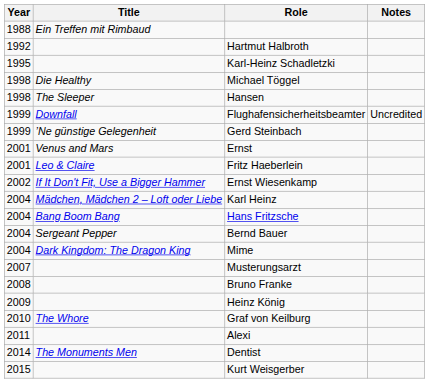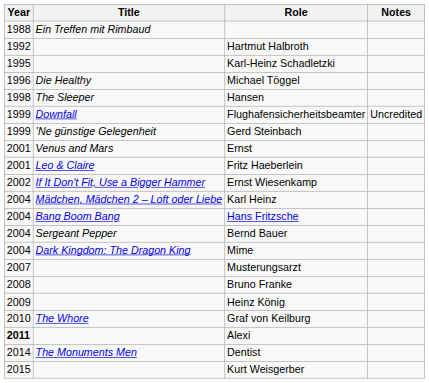(19, 81) 1998 -> (19, 81) 1996
(18, 336) normal -> (18, 336) bold
